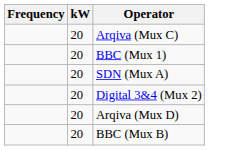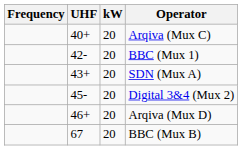+ column: (84, 14)
